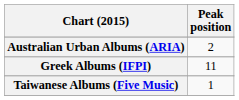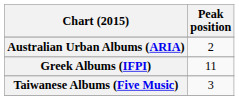(211, 85) 1 -> (211, 85) 3
